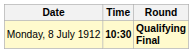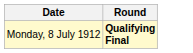- column: (118, 12)
